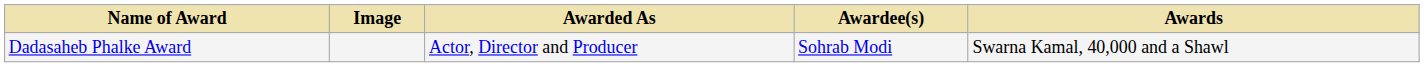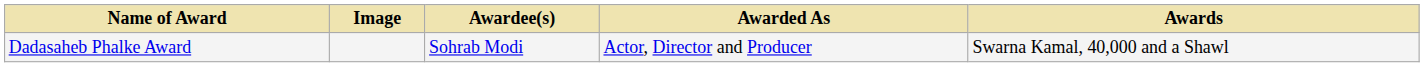columns swapped: (881, 18) <-> (609, 18)
